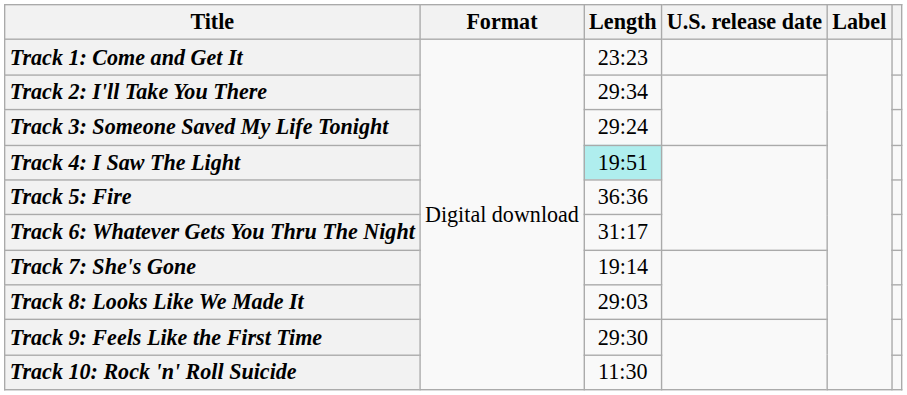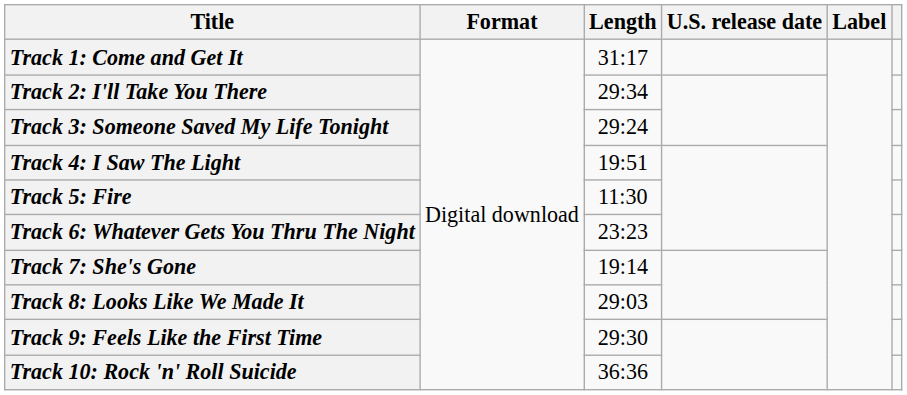(623, 57) 23:23 -> (623, 57) 31:17
(623, 162) paleturquoise background -> (623, 162) no background
(623, 197) 36:36 -> (623, 197) 11:30
(623, 232) 31:17 -> (623, 232) 23:23
(623, 372) 11:30 -> (623, 372) 36:36
